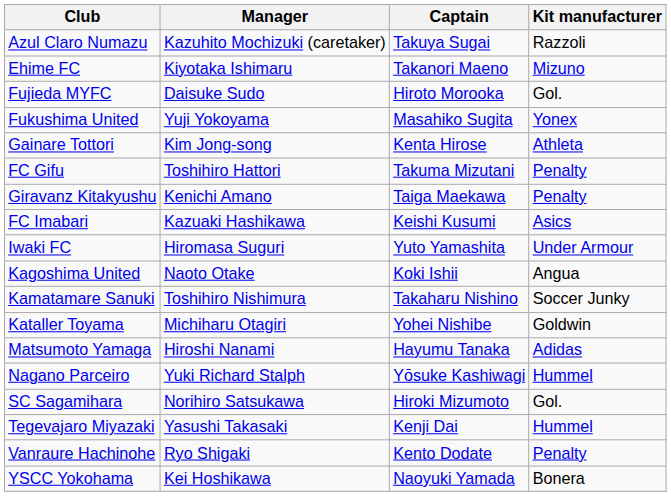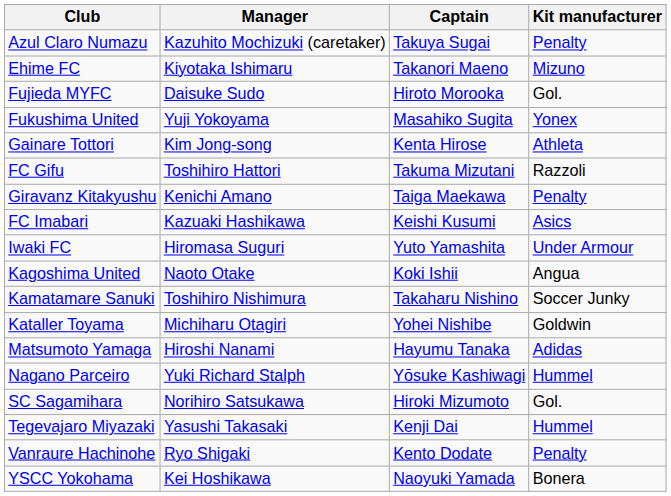(559, 42) Razzoli -> (560, 42) Penalty
(560, 171) Penalty -> (559, 171) Razzoli
